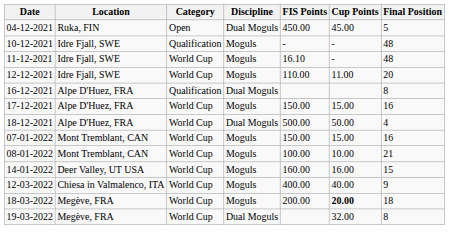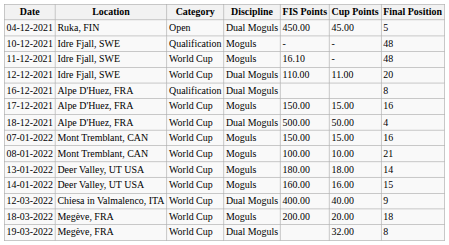(241, 75) Moguls -> (252, 75) Dual Moguls
+ row: (30, 169)
(241, 185) Moguls -> (252, 201) Dual Moguls
(343, 201) bold -> (343, 216) normal
